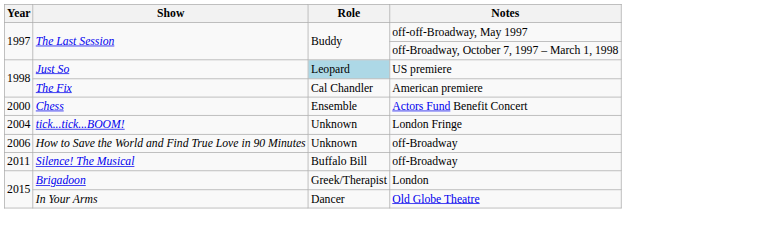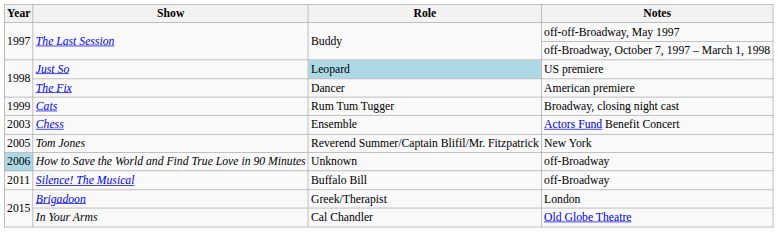(342, 87) Cal Chandler -> (328, 87) Dancer
+ row: (47, 106)
(19, 106) 2000 -> (19, 124) 2003
- row: (80, 124)
+ row: (60, 143)
(19, 143) no background -> (19, 161) lightblue background
(328, 198) Dancer -> (342, 217) Cal Chandler
